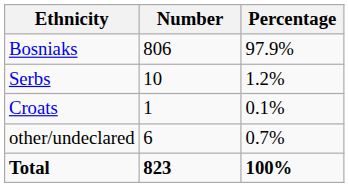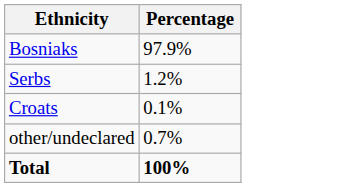- column: (190, 19)
